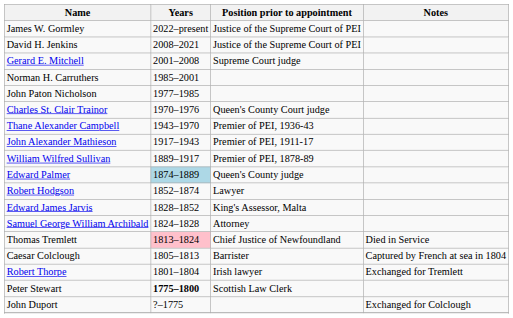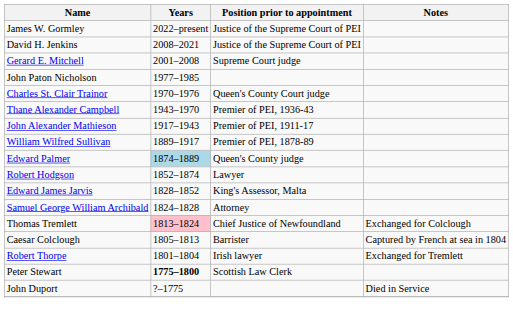- row: (53, 77)
(397, 239) Died in Service -> (418, 223) Exchanged for Colclough
(418, 304) Exchanged for Colclough -> (397, 288) Died in Service
